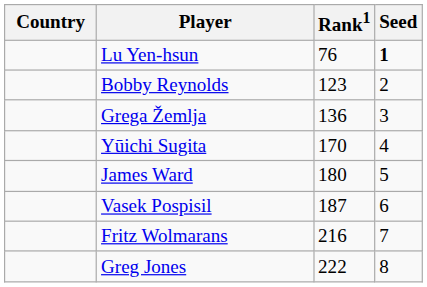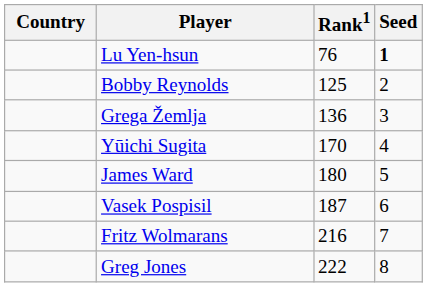(332, 85) 123 -> (332, 85) 125
